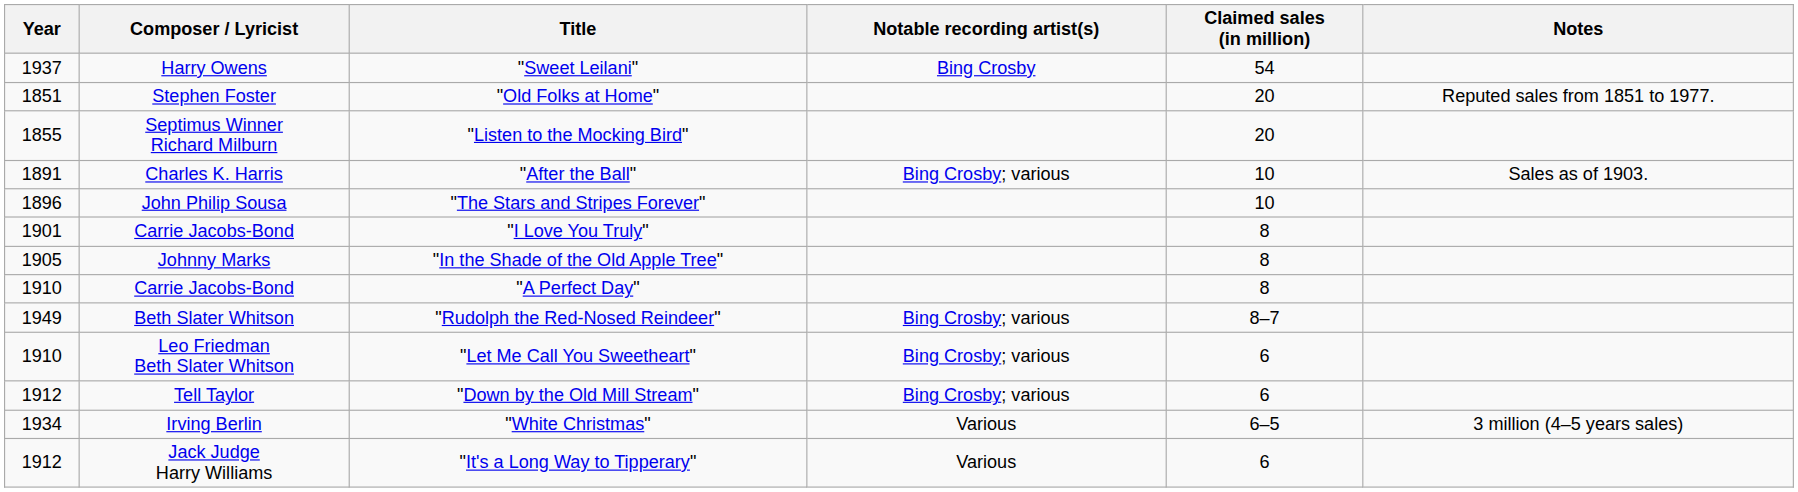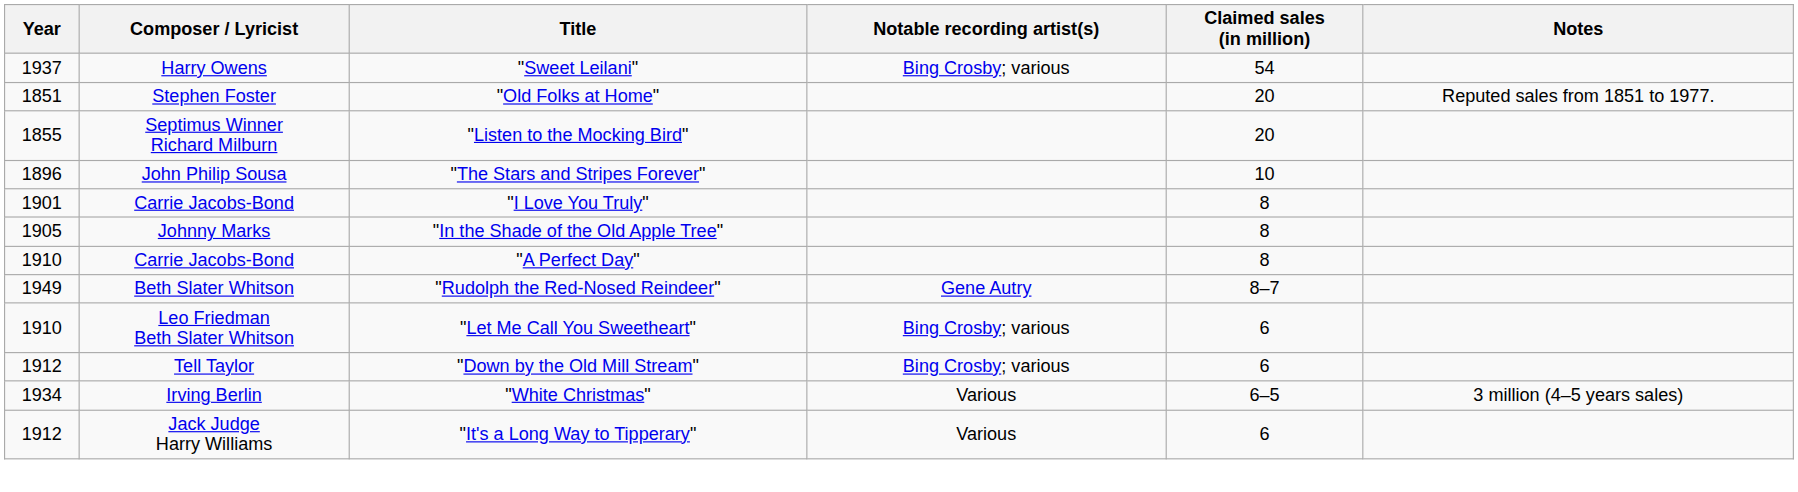(986, 67) Bing Crosby -> (986, 67) Bing Crosby; various
- row: (578, 174)
(986, 317) Bing Crosby; various -> (986, 288) Gene Autry
